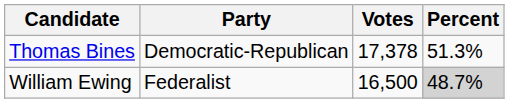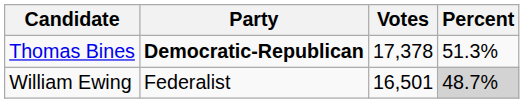(246, 51) normal -> (254, 51) bold
(388, 82) 16,500 -> (403, 82) 16,501
